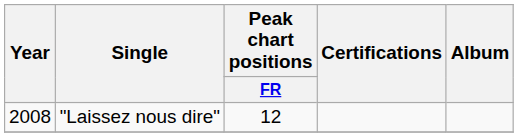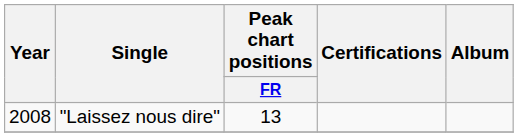(271, 117) 12 -> (271, 117) 13
